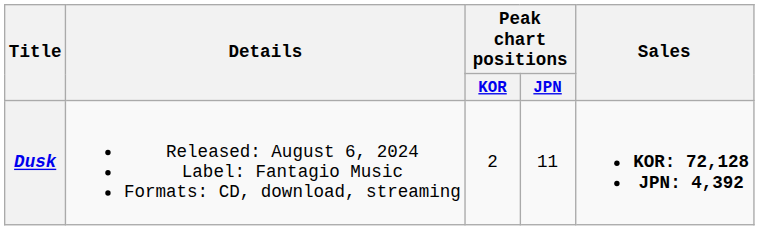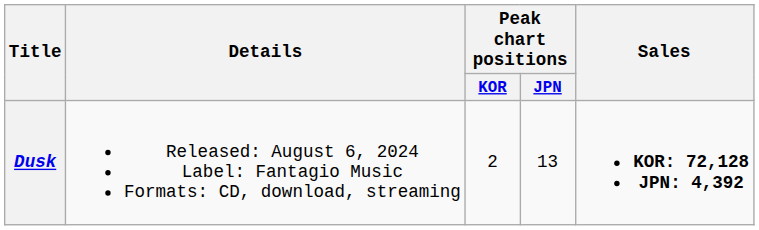(548, 163) 11 -> (548, 163) 13
